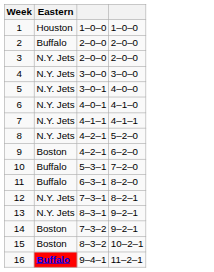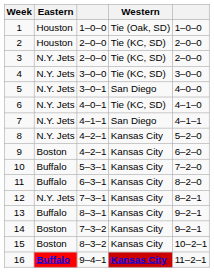+ column: (140, 12)
(51, 43) Buffalo -> (55, 43) Houston
(56, 213) N.Y. Jets -> (51, 213) Buffalo
